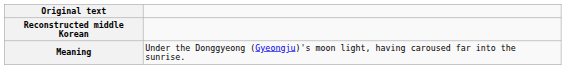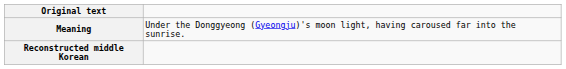rows swapped: (74, 29) <-> (74, 53)
